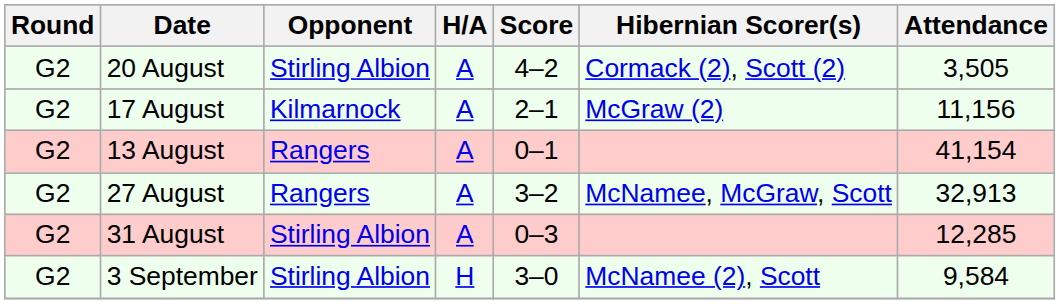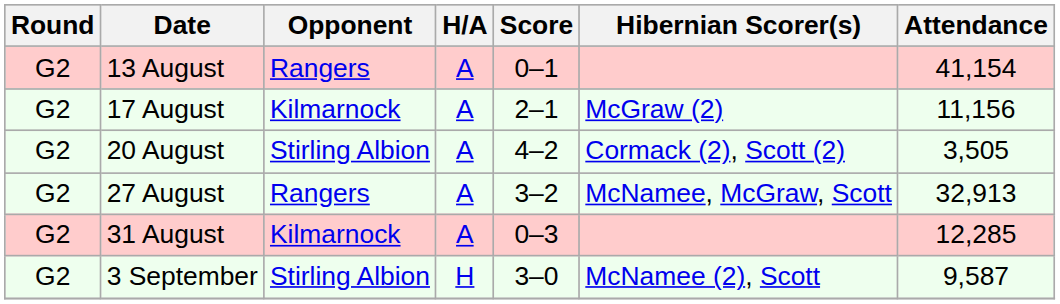rows swapped: (165, 151) <-> (165, 67)
(350, 234) Stirling Albion -> (335, 234) Kilmarnock
(976, 276) 9,584 -> (976, 276) 9,587
